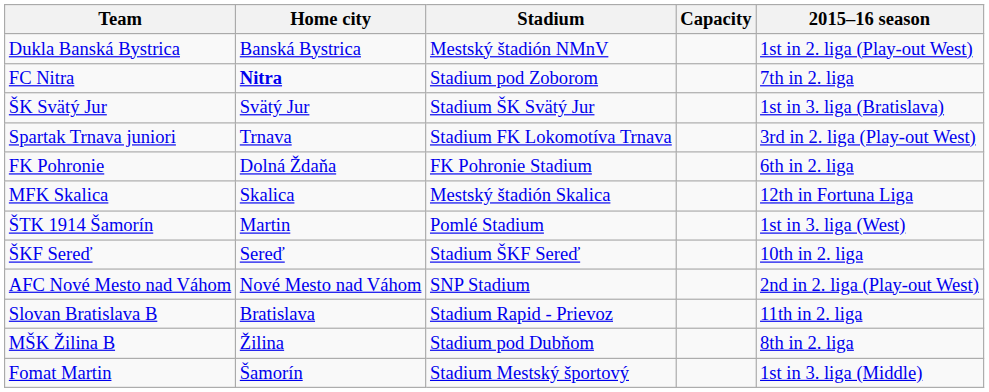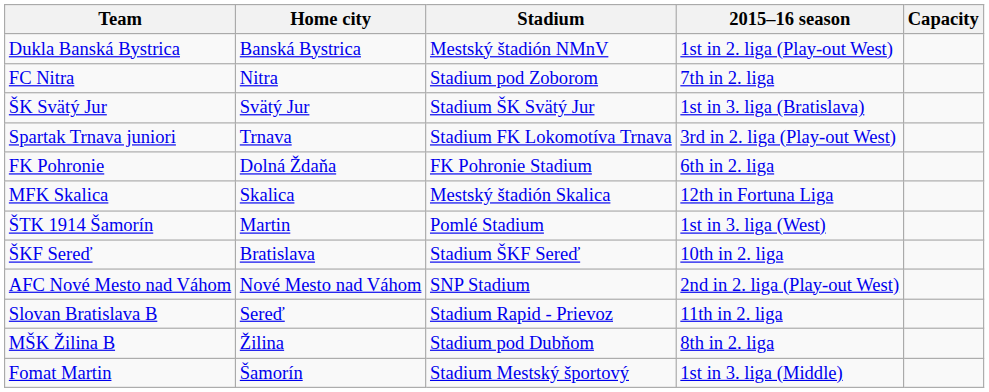columns swapped: (716, 19) <-> (869, 19)
(261, 78) bold -> (259, 78) normal
(262, 254) Sereď -> (277, 254) Bratislava
(277, 313) Bratislava -> (262, 313) Sereď
